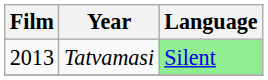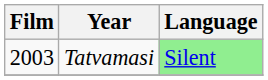(32, 57) 2013 -> (32, 57) 2003
